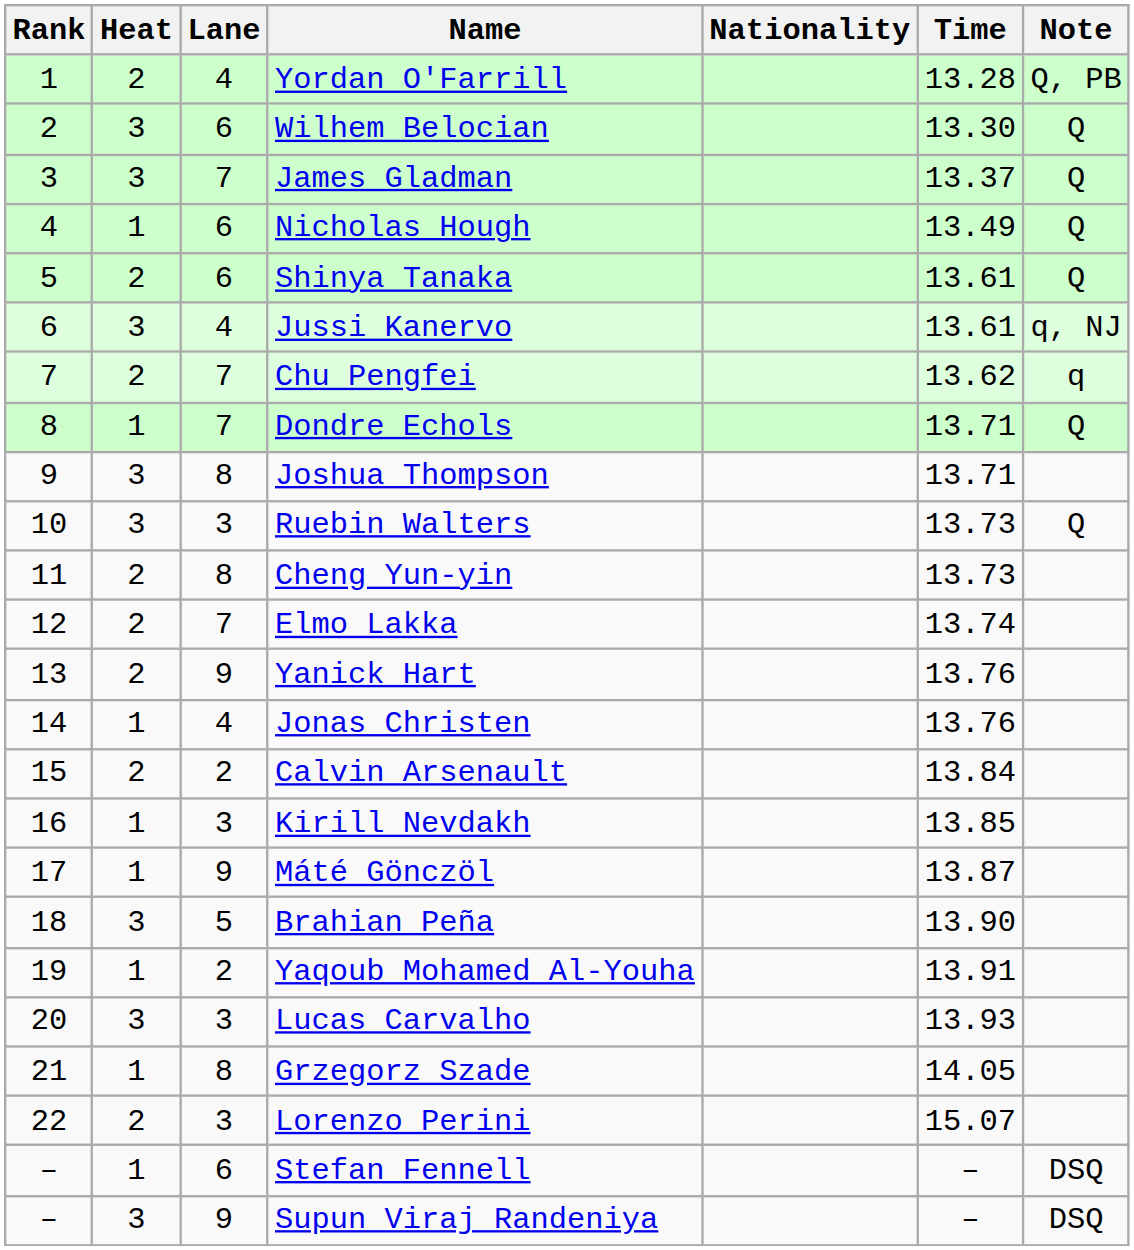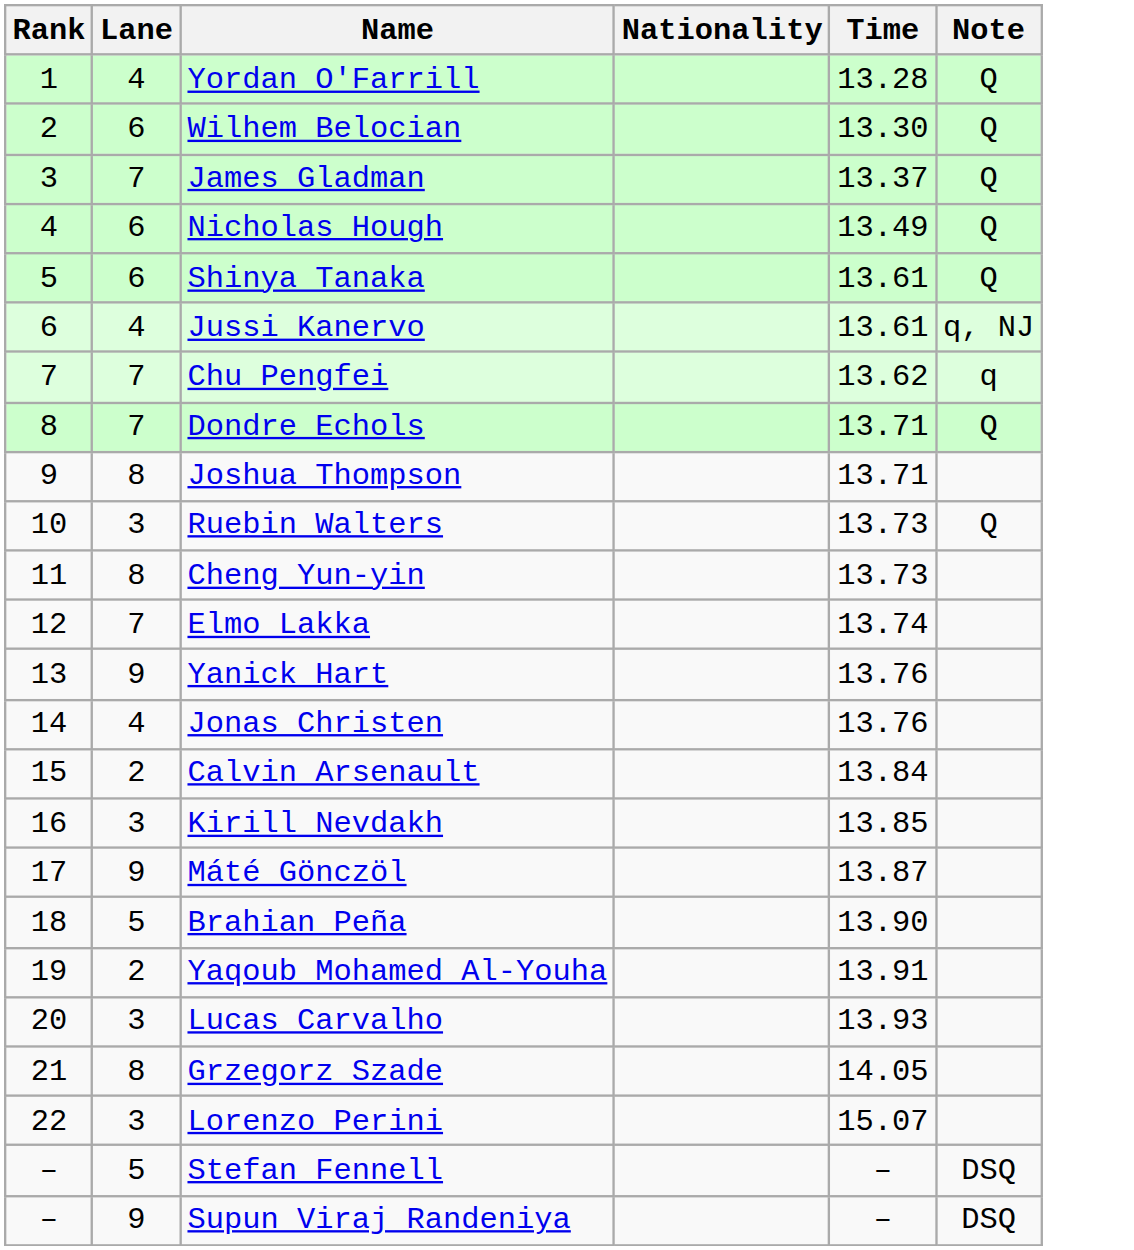- column: (136, 30)
(1076, 80) Q, PB -> (989, 80) Q
(224, 1170) 6 -> (136, 1170) 5
